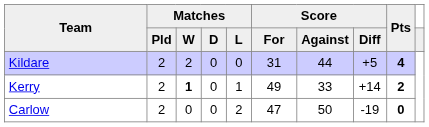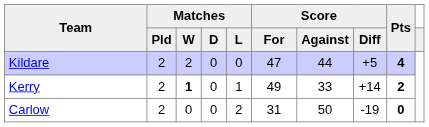(274, 63) 31 -> (274, 63) 47
(274, 110) 47 -> (274, 110) 31
